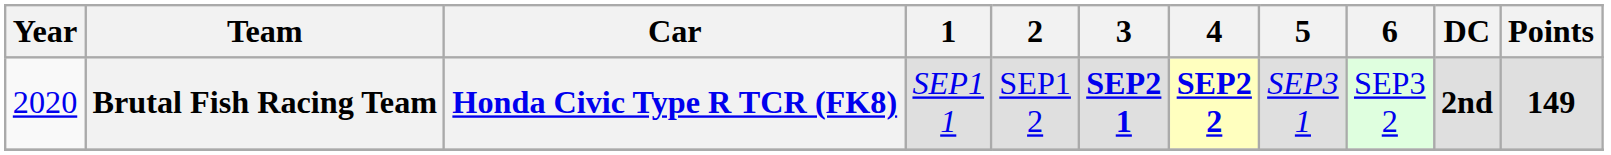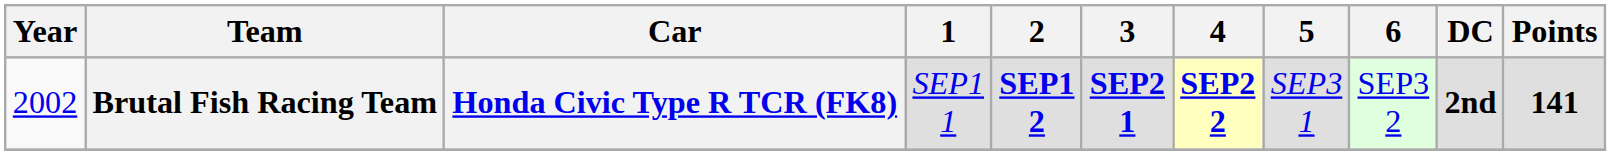(45, 102) 2020 -> (45, 102) 2002
(1035, 102) normal -> (1037, 102) bold
(1551, 102) 149 -> (1555, 102) 141
